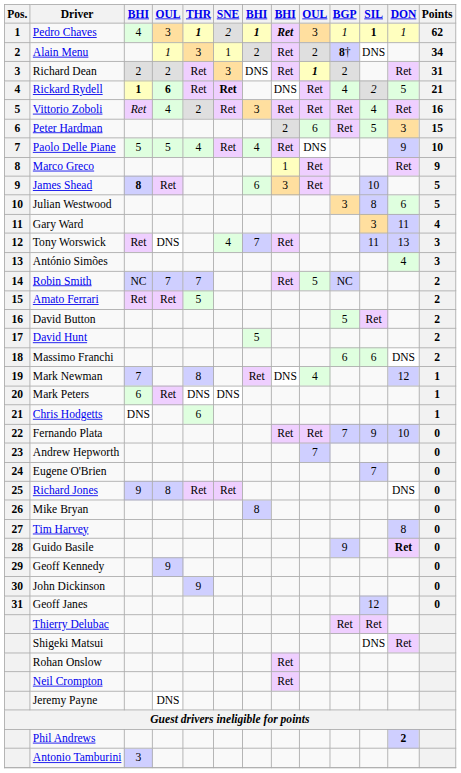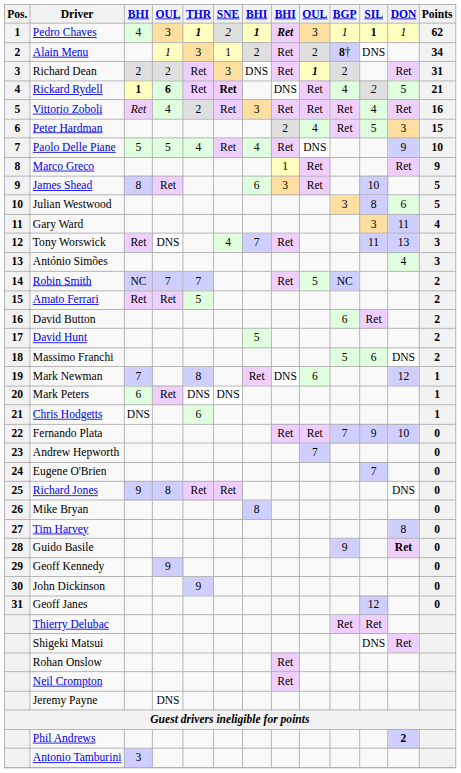(315, 128) 6 -> (315, 128) 4
(138, 185) bold -> (138, 185) normal
(345, 318) 5 -> (345, 318) 6
(345, 356) 6 -> (345, 356) 5
(315, 375) 4 -> (315, 375) 6
